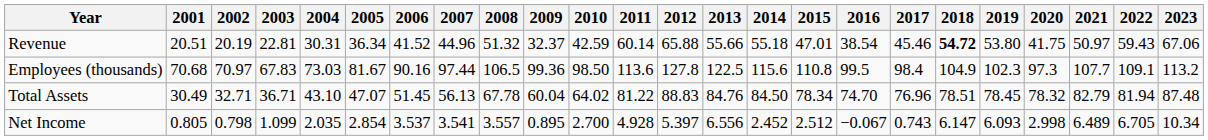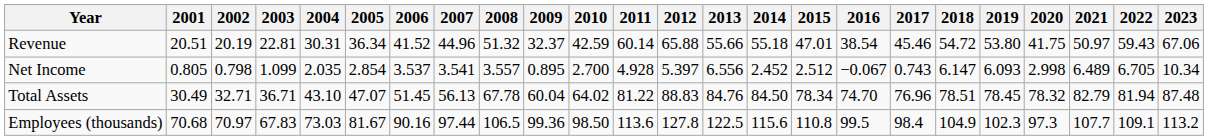(957, 43) bold -> (957, 43) normal
rows swapped: (47, 122) <-> (85, 69)
